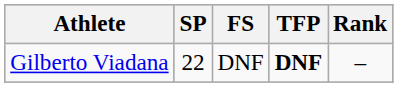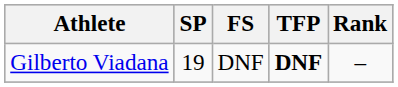(193, 62) 22 -> (193, 62) 19
